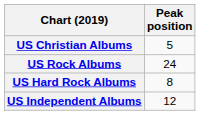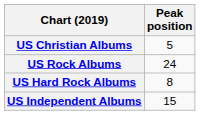(170, 100) 12 -> (170, 100) 15
